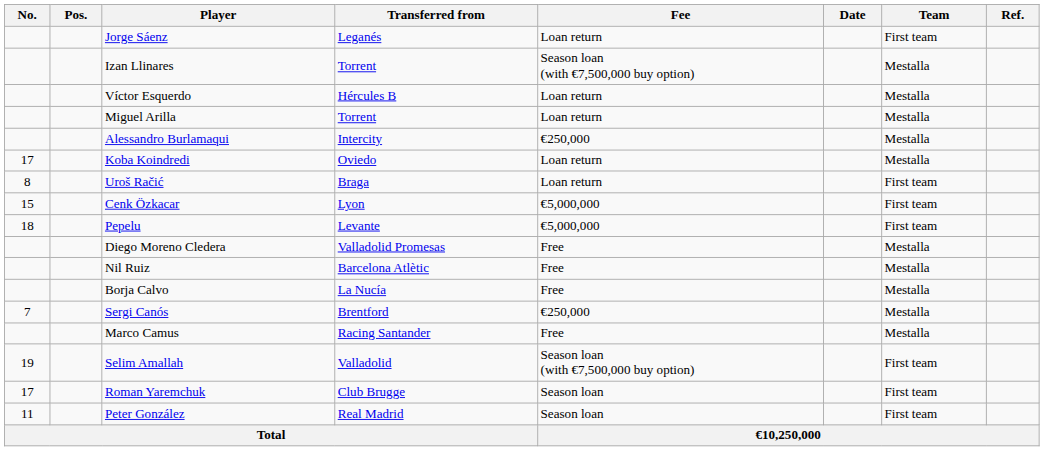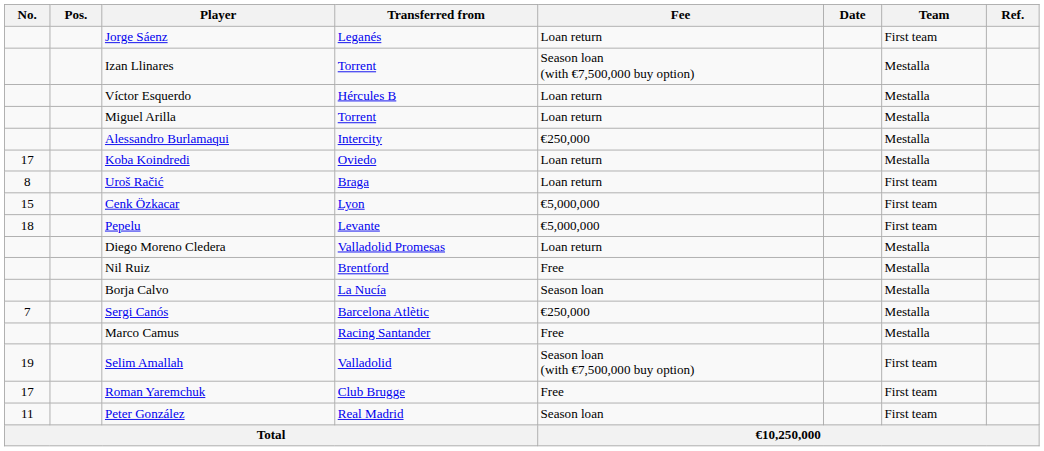(552, 247) Free -> (571, 247) Loan return
(383, 268) Barcelona Atlètic -> (363, 268) Brentford
(552, 290) Free -> (572, 290) Season loan
(363, 312) Brentford -> (383, 312) Barcelona Atlètic
(572, 392) Season loan -> (552, 392) Free
